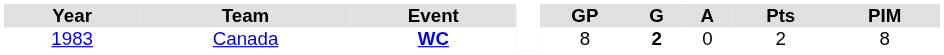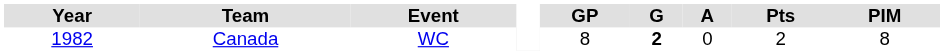(72, 39) 1983 -> (72, 39) 1982
(433, 39) bold -> (433, 39) normal
